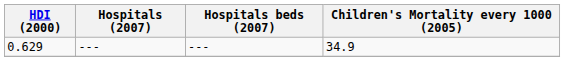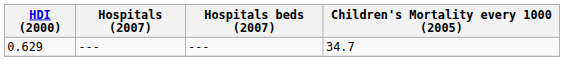(340, 47) 34.9 -> (340, 47) 34.7
